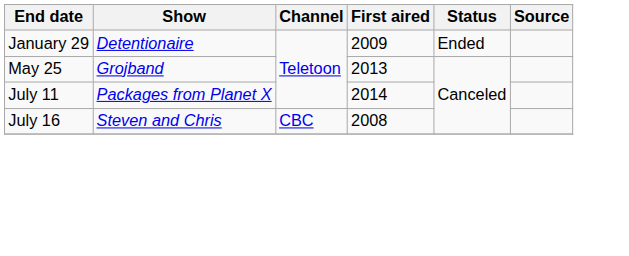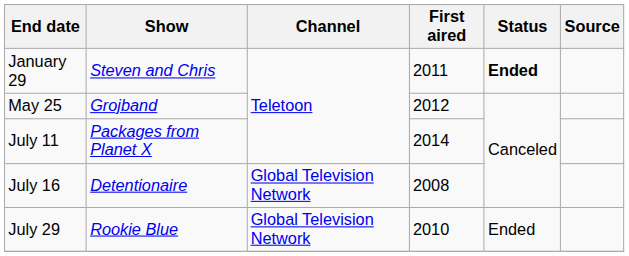(145, 43) Detentionaire -> (153, 70) Steven and Chris
(369, 43) 2009 -> (430, 70) 2011
(461, 43) normal -> (513, 70) bold
(369, 69) 2013 -> (431, 105) 2012
(159, 120) Steven and Chris -> (139, 185) Detentionaire
(296, 120) CBC -> (312, 185) Global Television Network
+ row: (34, 229)
